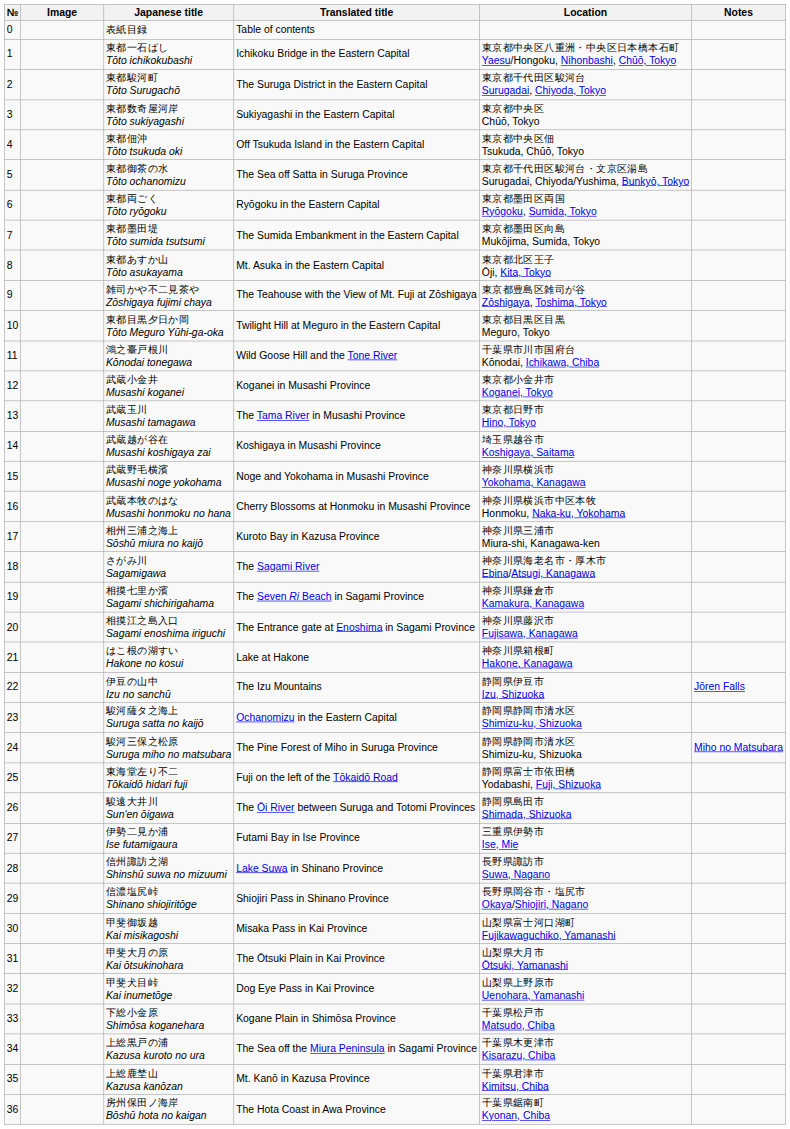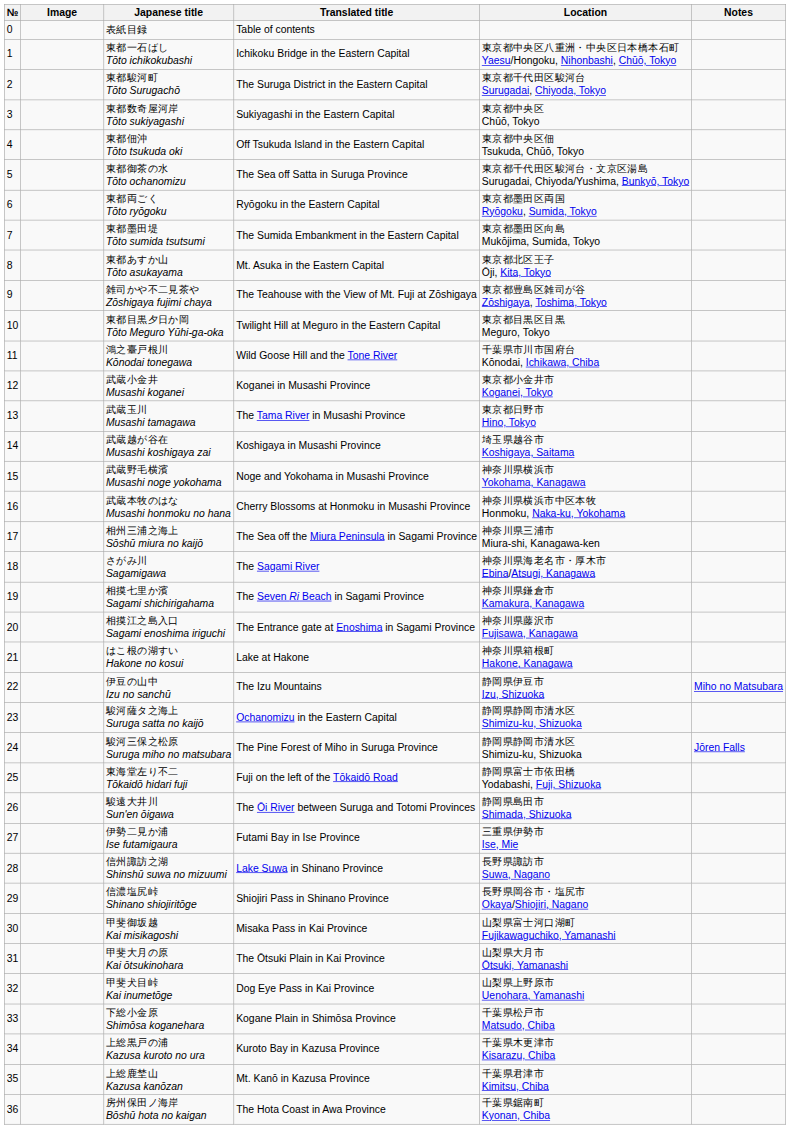(308, 536) Kuroto Bay in Kazusa Province -> (357, 536) The Sea off the Miura Peninsula in Sagami Province
(719, 687) Jōren Falls -> (738, 687) Miho no Matsubara
(738, 747) Miho no Matsubara -> (719, 747) Jōren Falls
(357, 1049) The Sea off the Miura Peninsula in Sagami Province -> (308, 1049) Kuroto Bay in Kazusa Province
